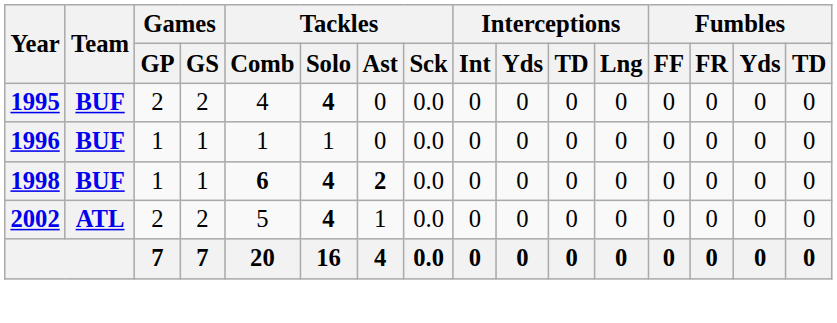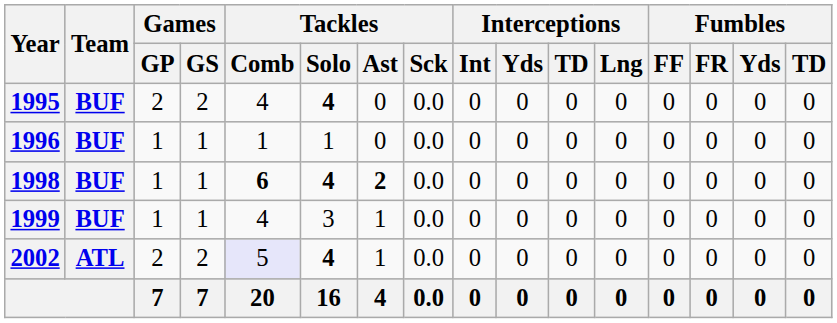+ row: (35, 219)
(262, 219) no background -> (262, 258) lavender background
